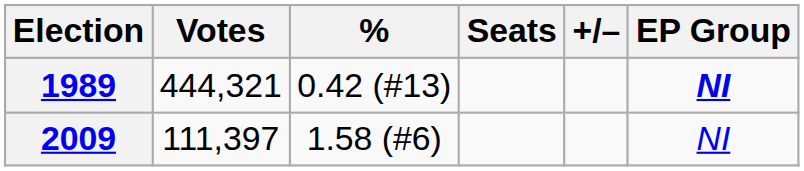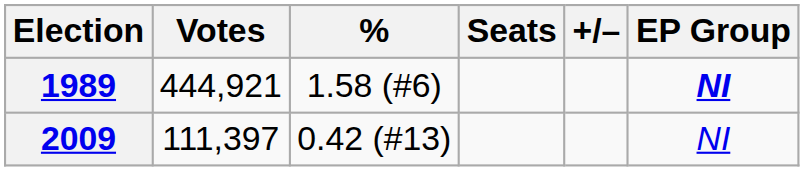(221, 84) 444,321 -> (221, 84) 444,921
(374, 84) 0.42 (#13) -> (374, 84) 1.58 (#6)
(374, 138) 1.58 (#6) -> (374, 138) 0.42 (#13)
